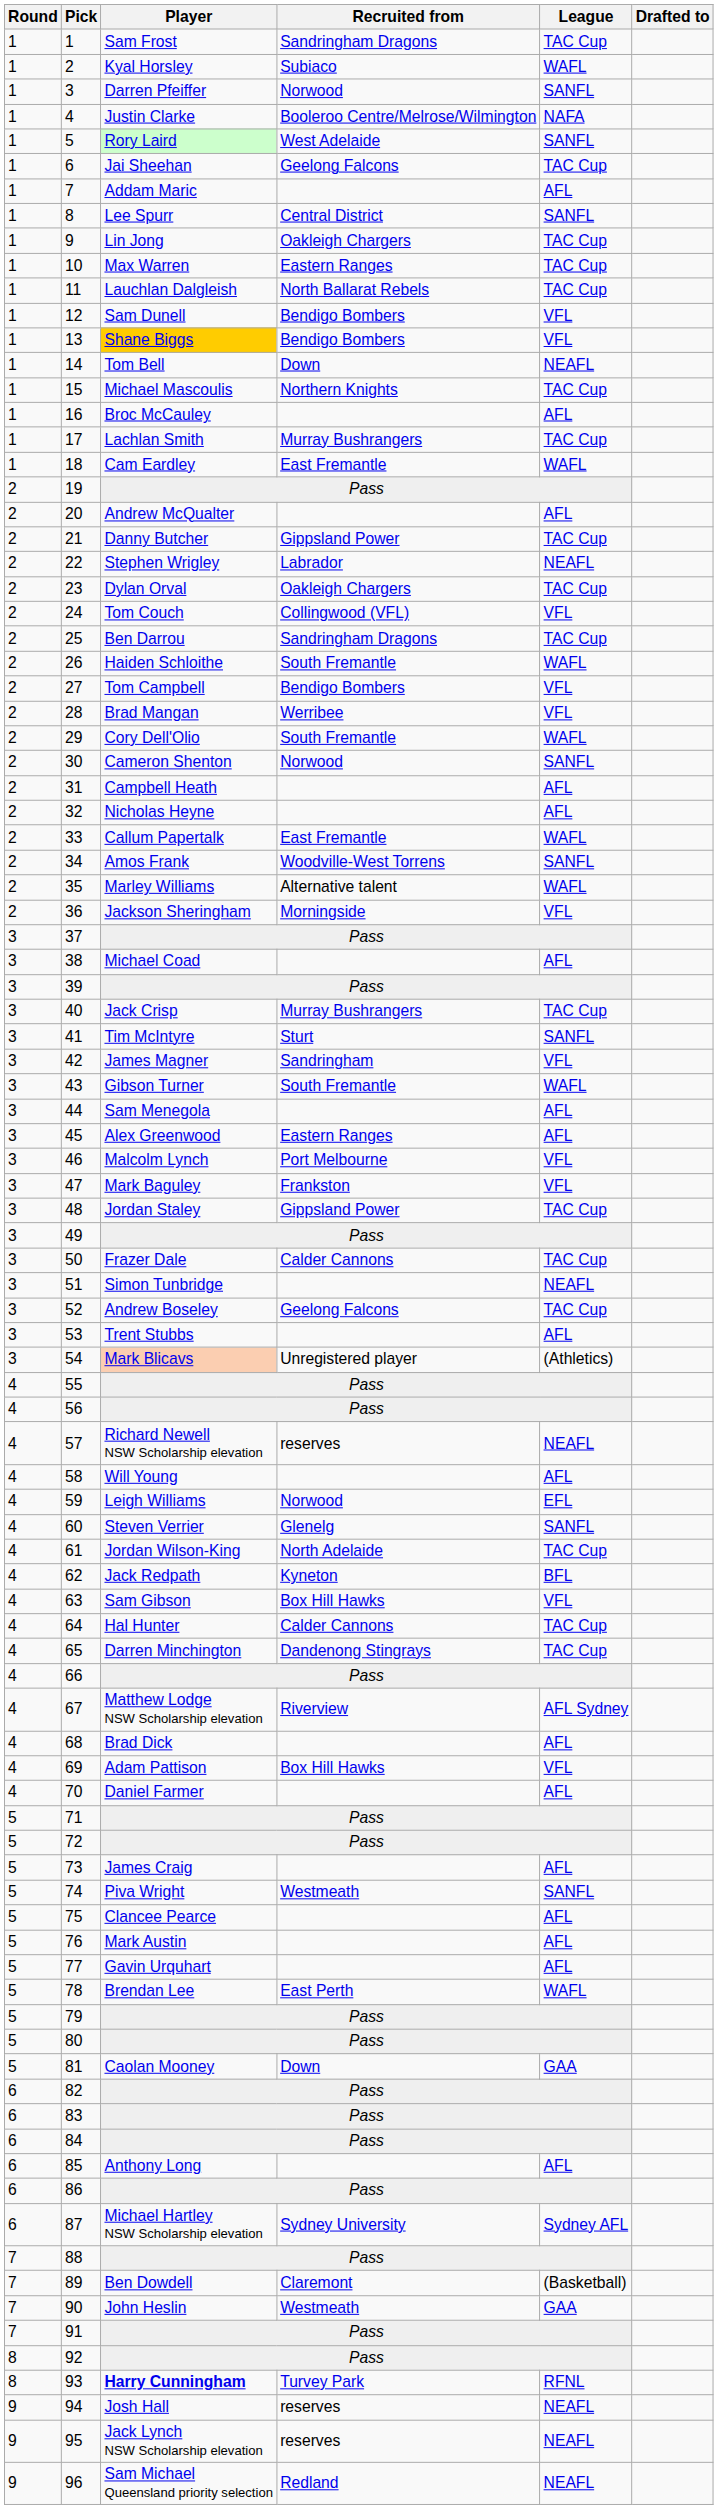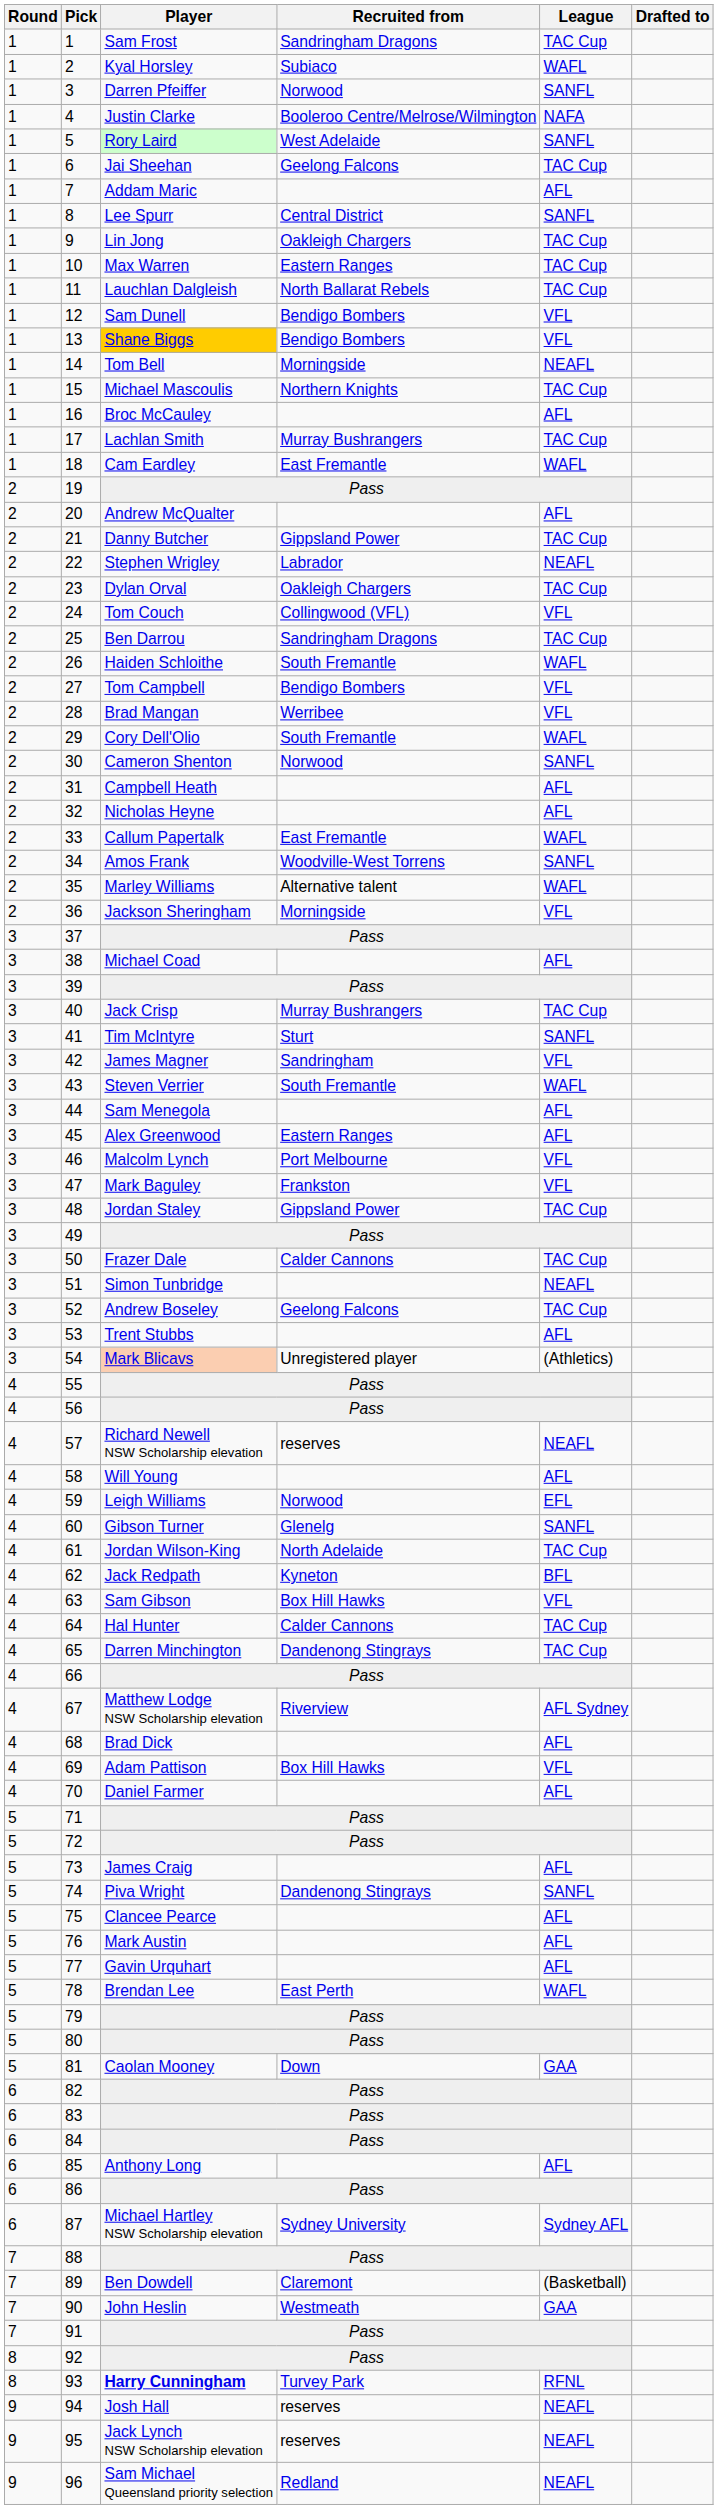(300, 365) Down -> (323, 365) Morningside
(154, 1086) Gibson Turner -> (154, 1086) Steven Verrier
(154, 1526) Steven Verrier -> (154, 1526) Gibson Turner
(320, 1892) Westmeath -> (356, 1892) Dandenong Stingrays
